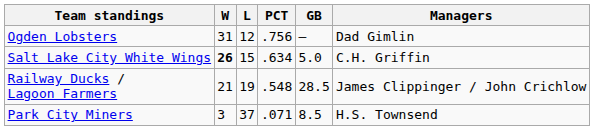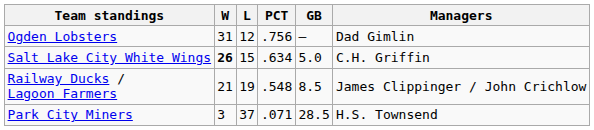(314, 86) 28.5 -> (310, 86) 8.5
(310, 115) 8.5 -> (314, 115) 28.5
